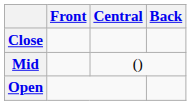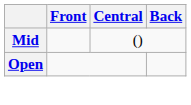- row: (25, 40)
